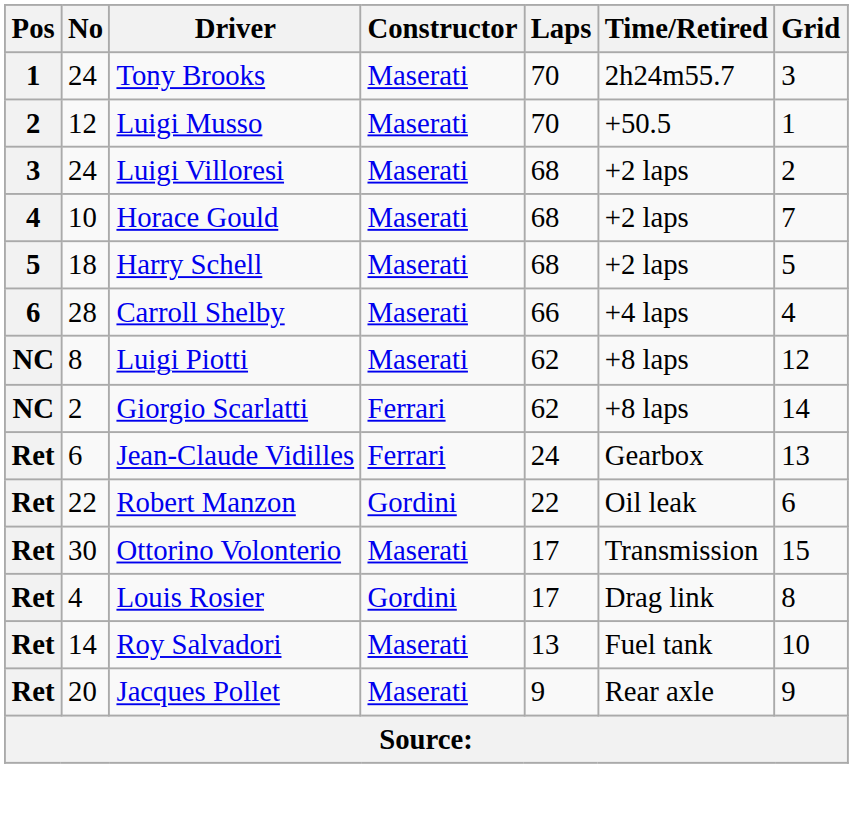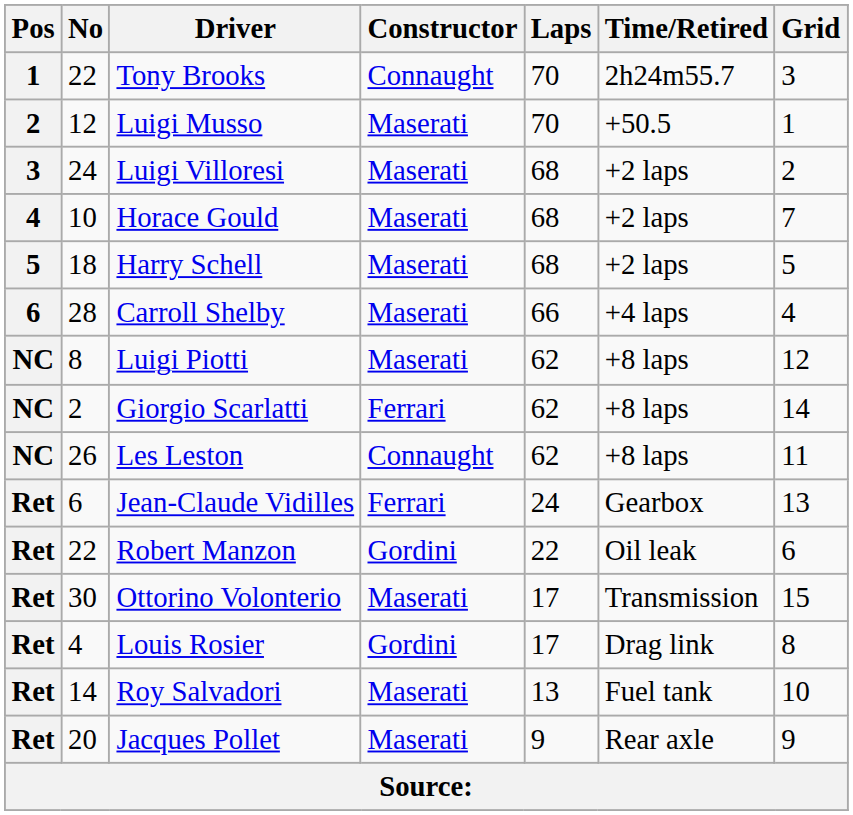(82, 75) 24 -> (82, 75) 22
(418, 75) Maserati -> (430, 75) Connaught
+ row: (180, 454)
